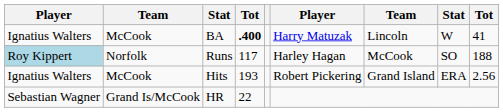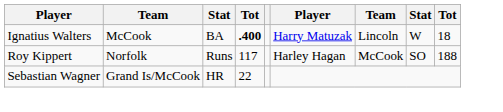(479, 35) 41 -> (444, 35) 18
(40, 55) lightblue background -> (40, 55) no background
- row: (217, 76)
